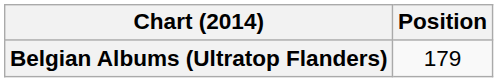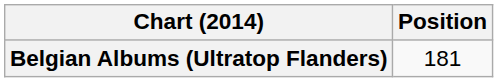(442, 58) 179 -> (442, 58) 181
